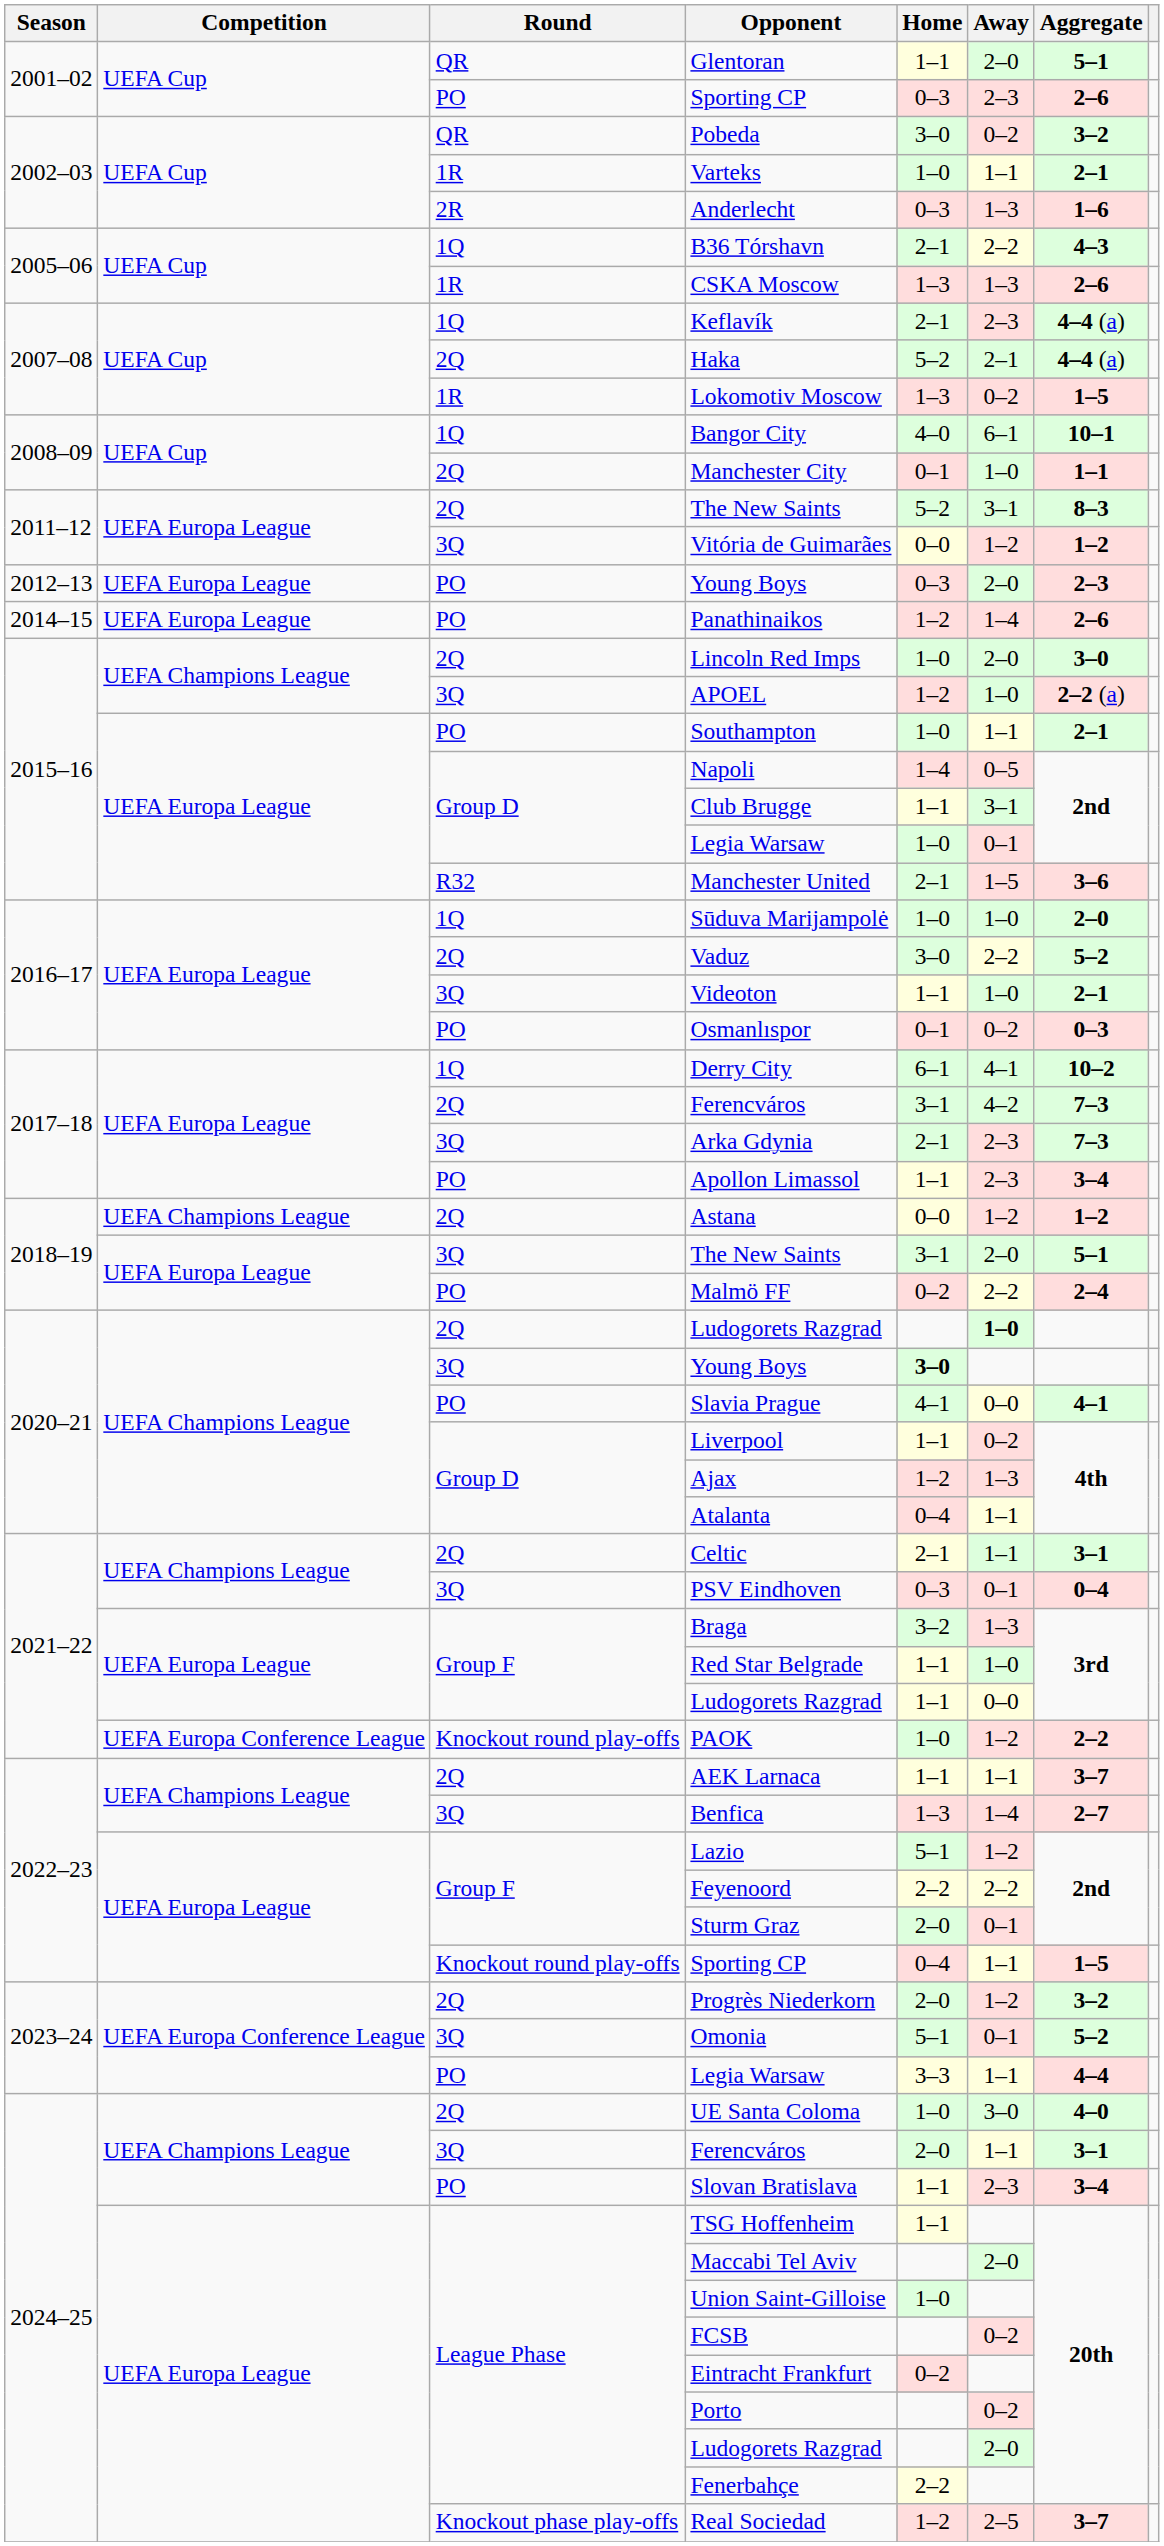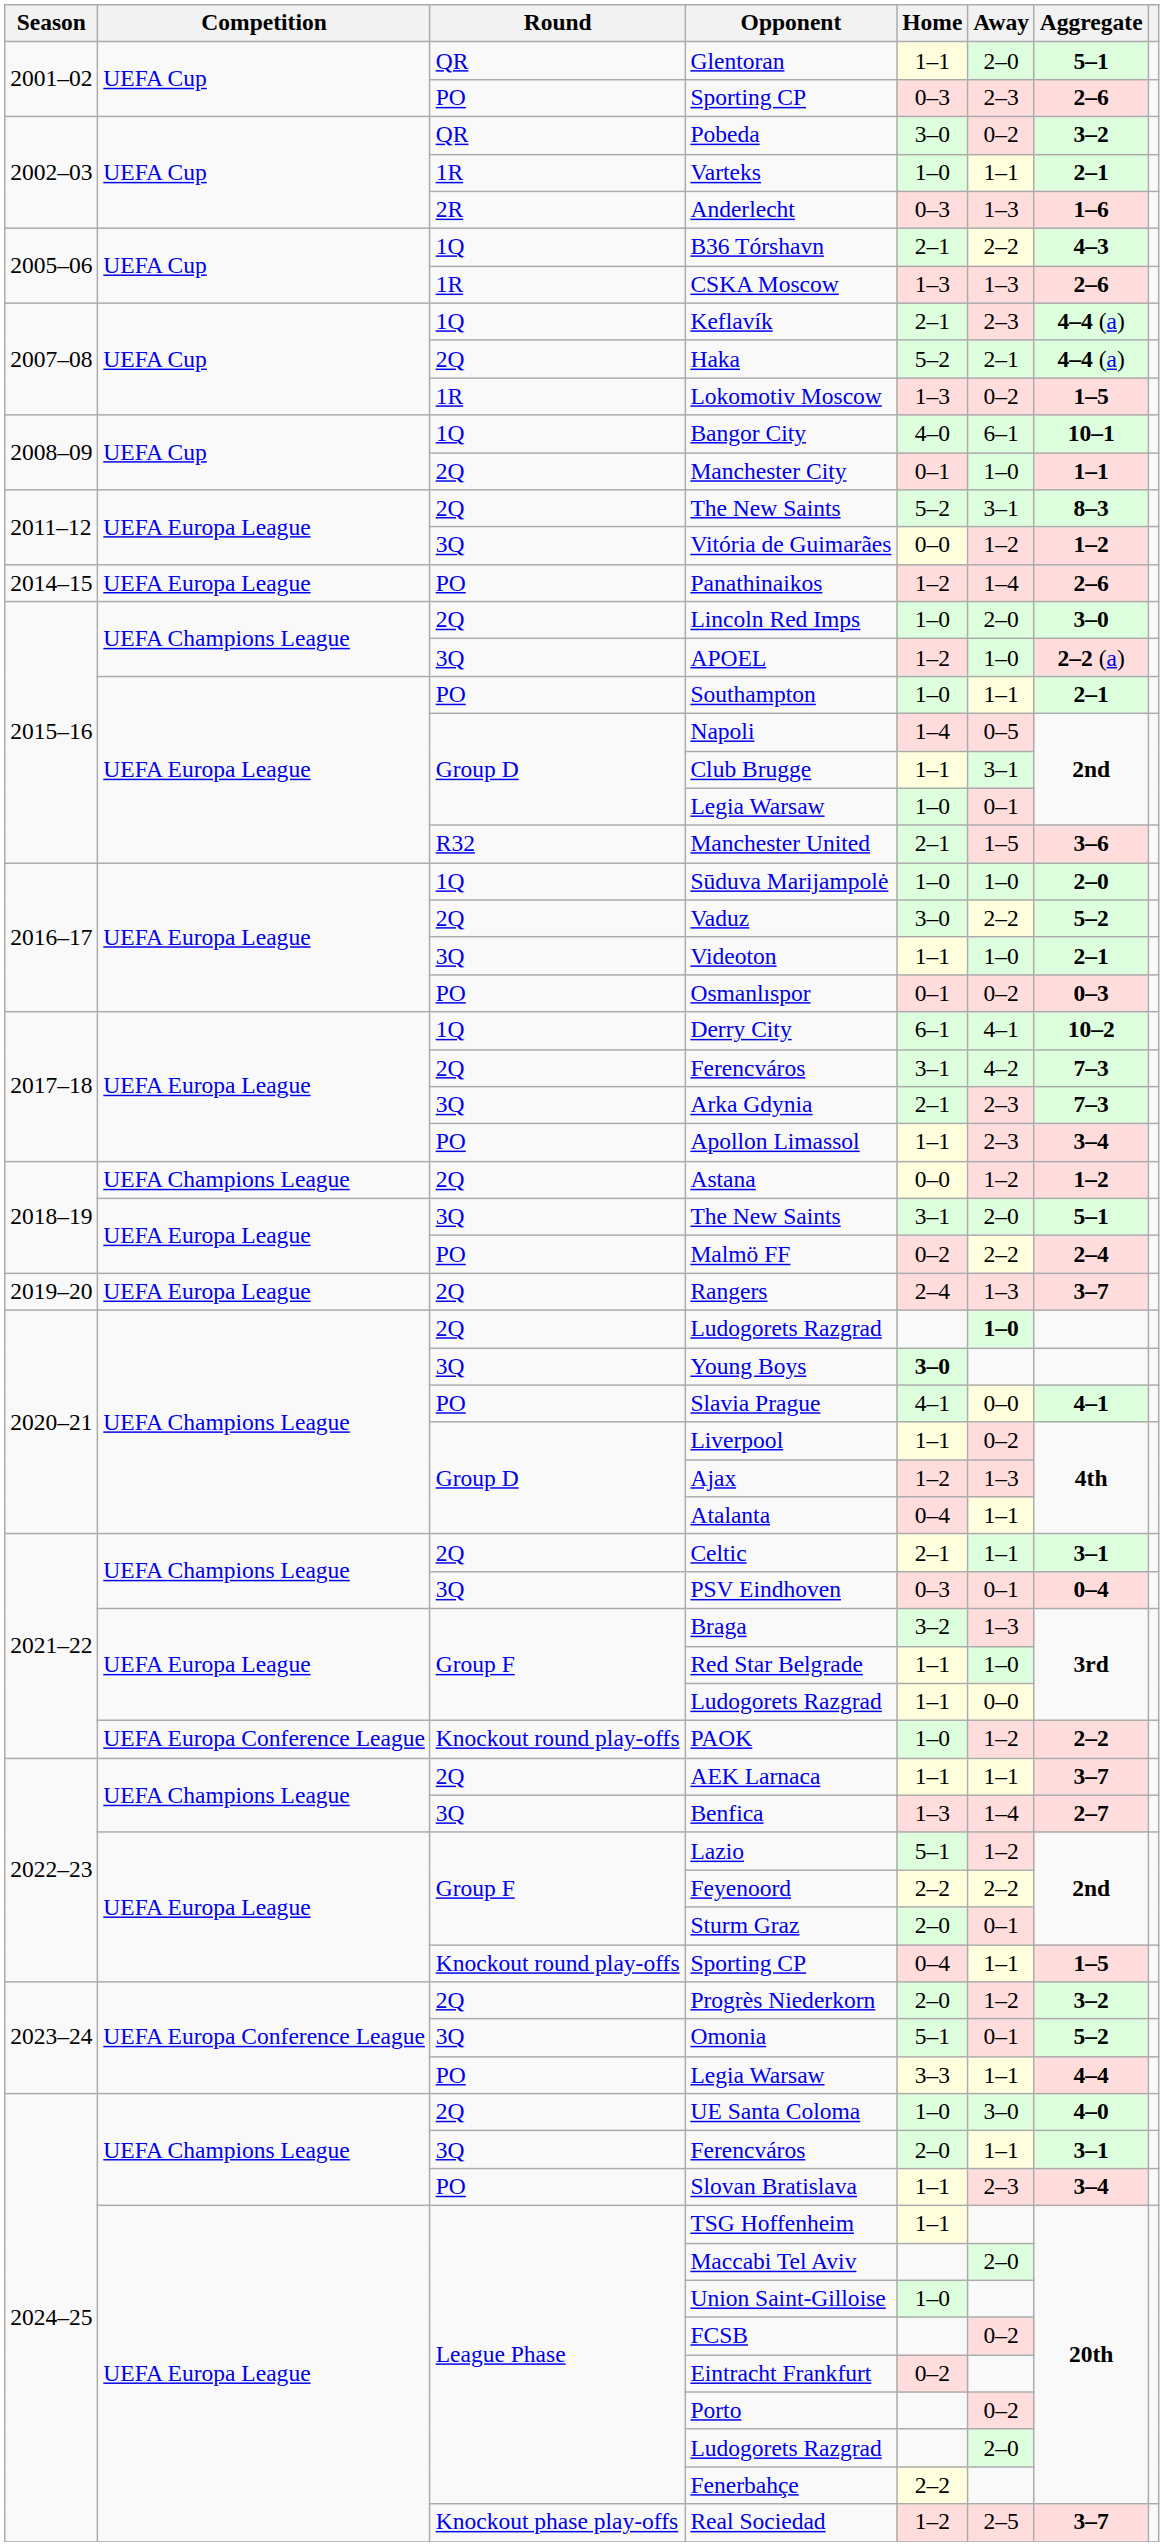- row: (51, 582)
+ row: (51, 1291)
